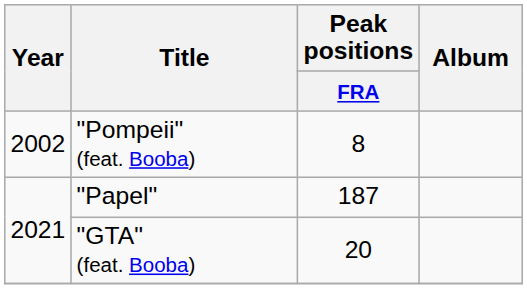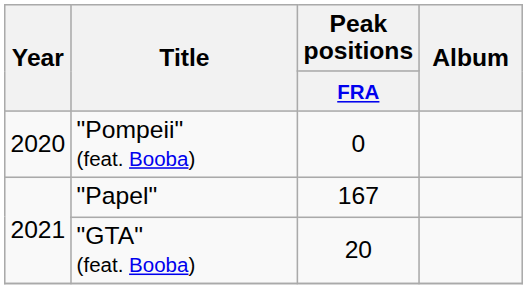(38, 143) 2002 -> (38, 143) 2020
(358, 143) 8 -> (358, 143) 0
(358, 196) 187 -> (358, 196) 167
